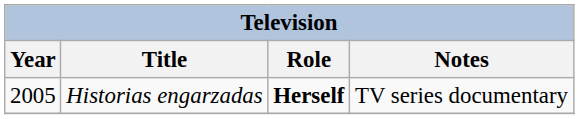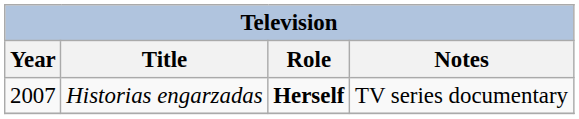(33, 95) 2005 -> (33, 95) 2007
